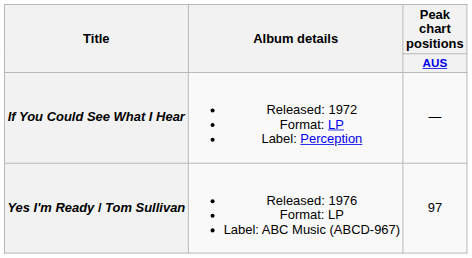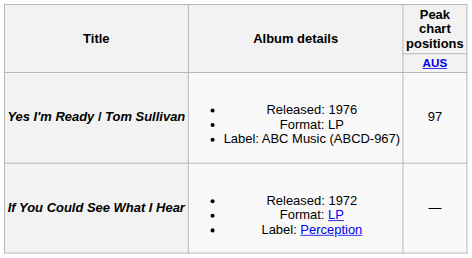rows swapped: (96, 117) <-> (96, 207)
